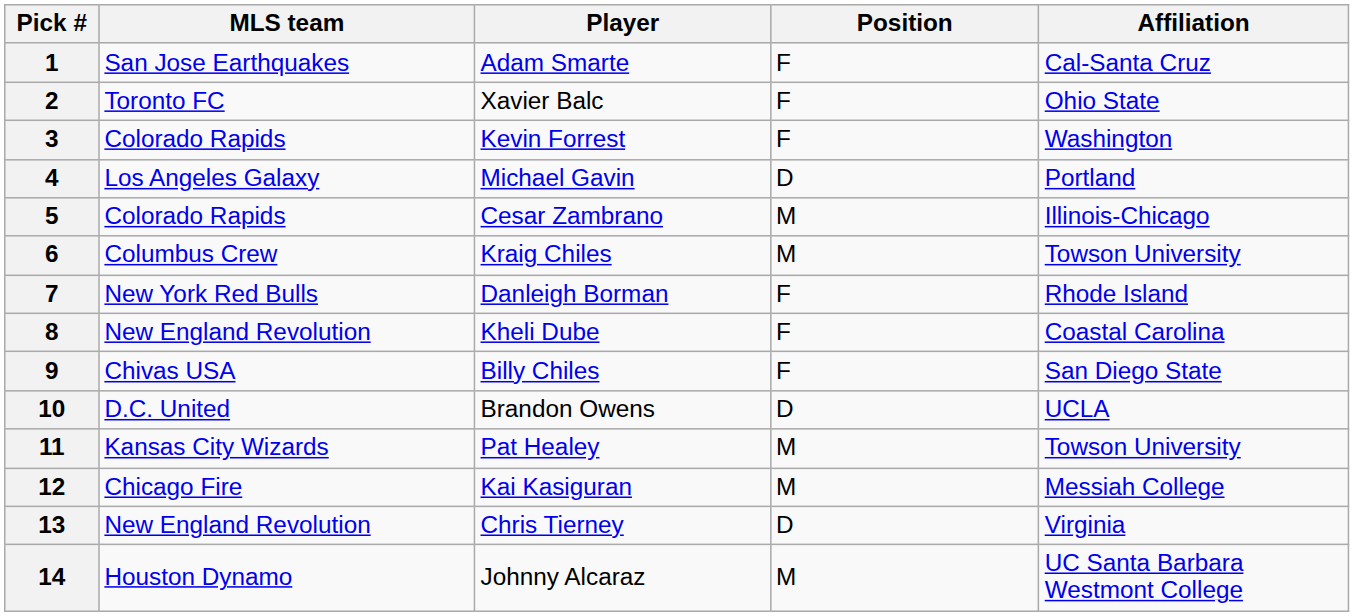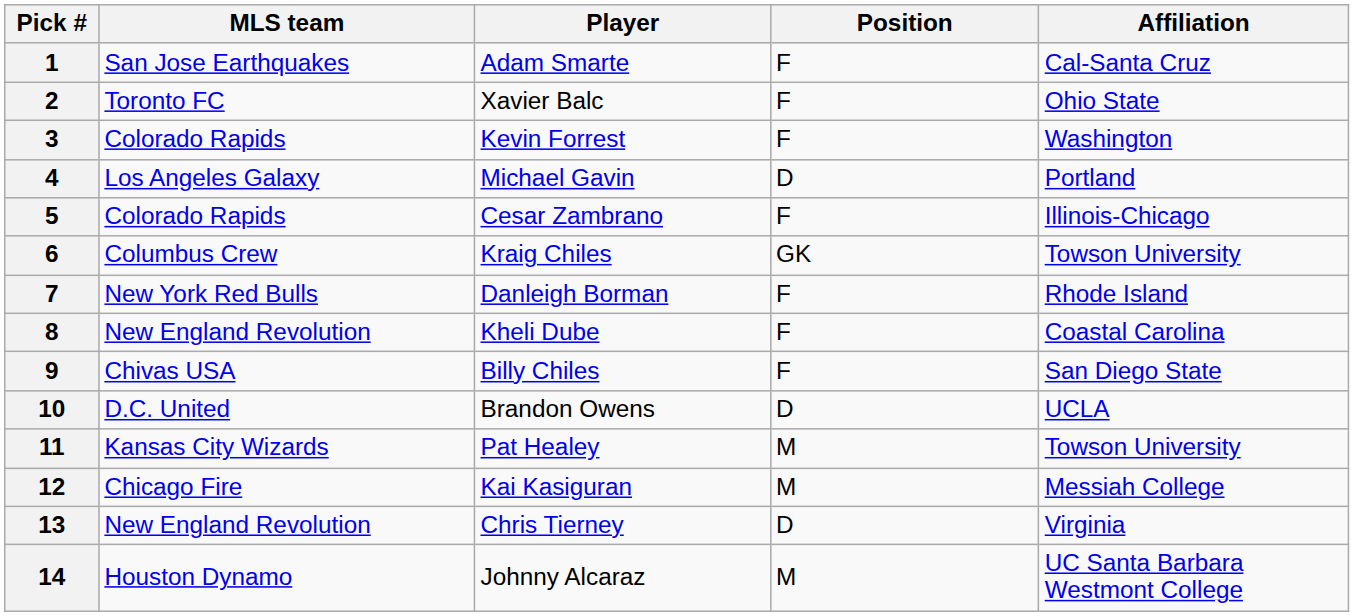(786, 216) M -> (783, 216) F
(786, 255) M -> (794, 255) GK
